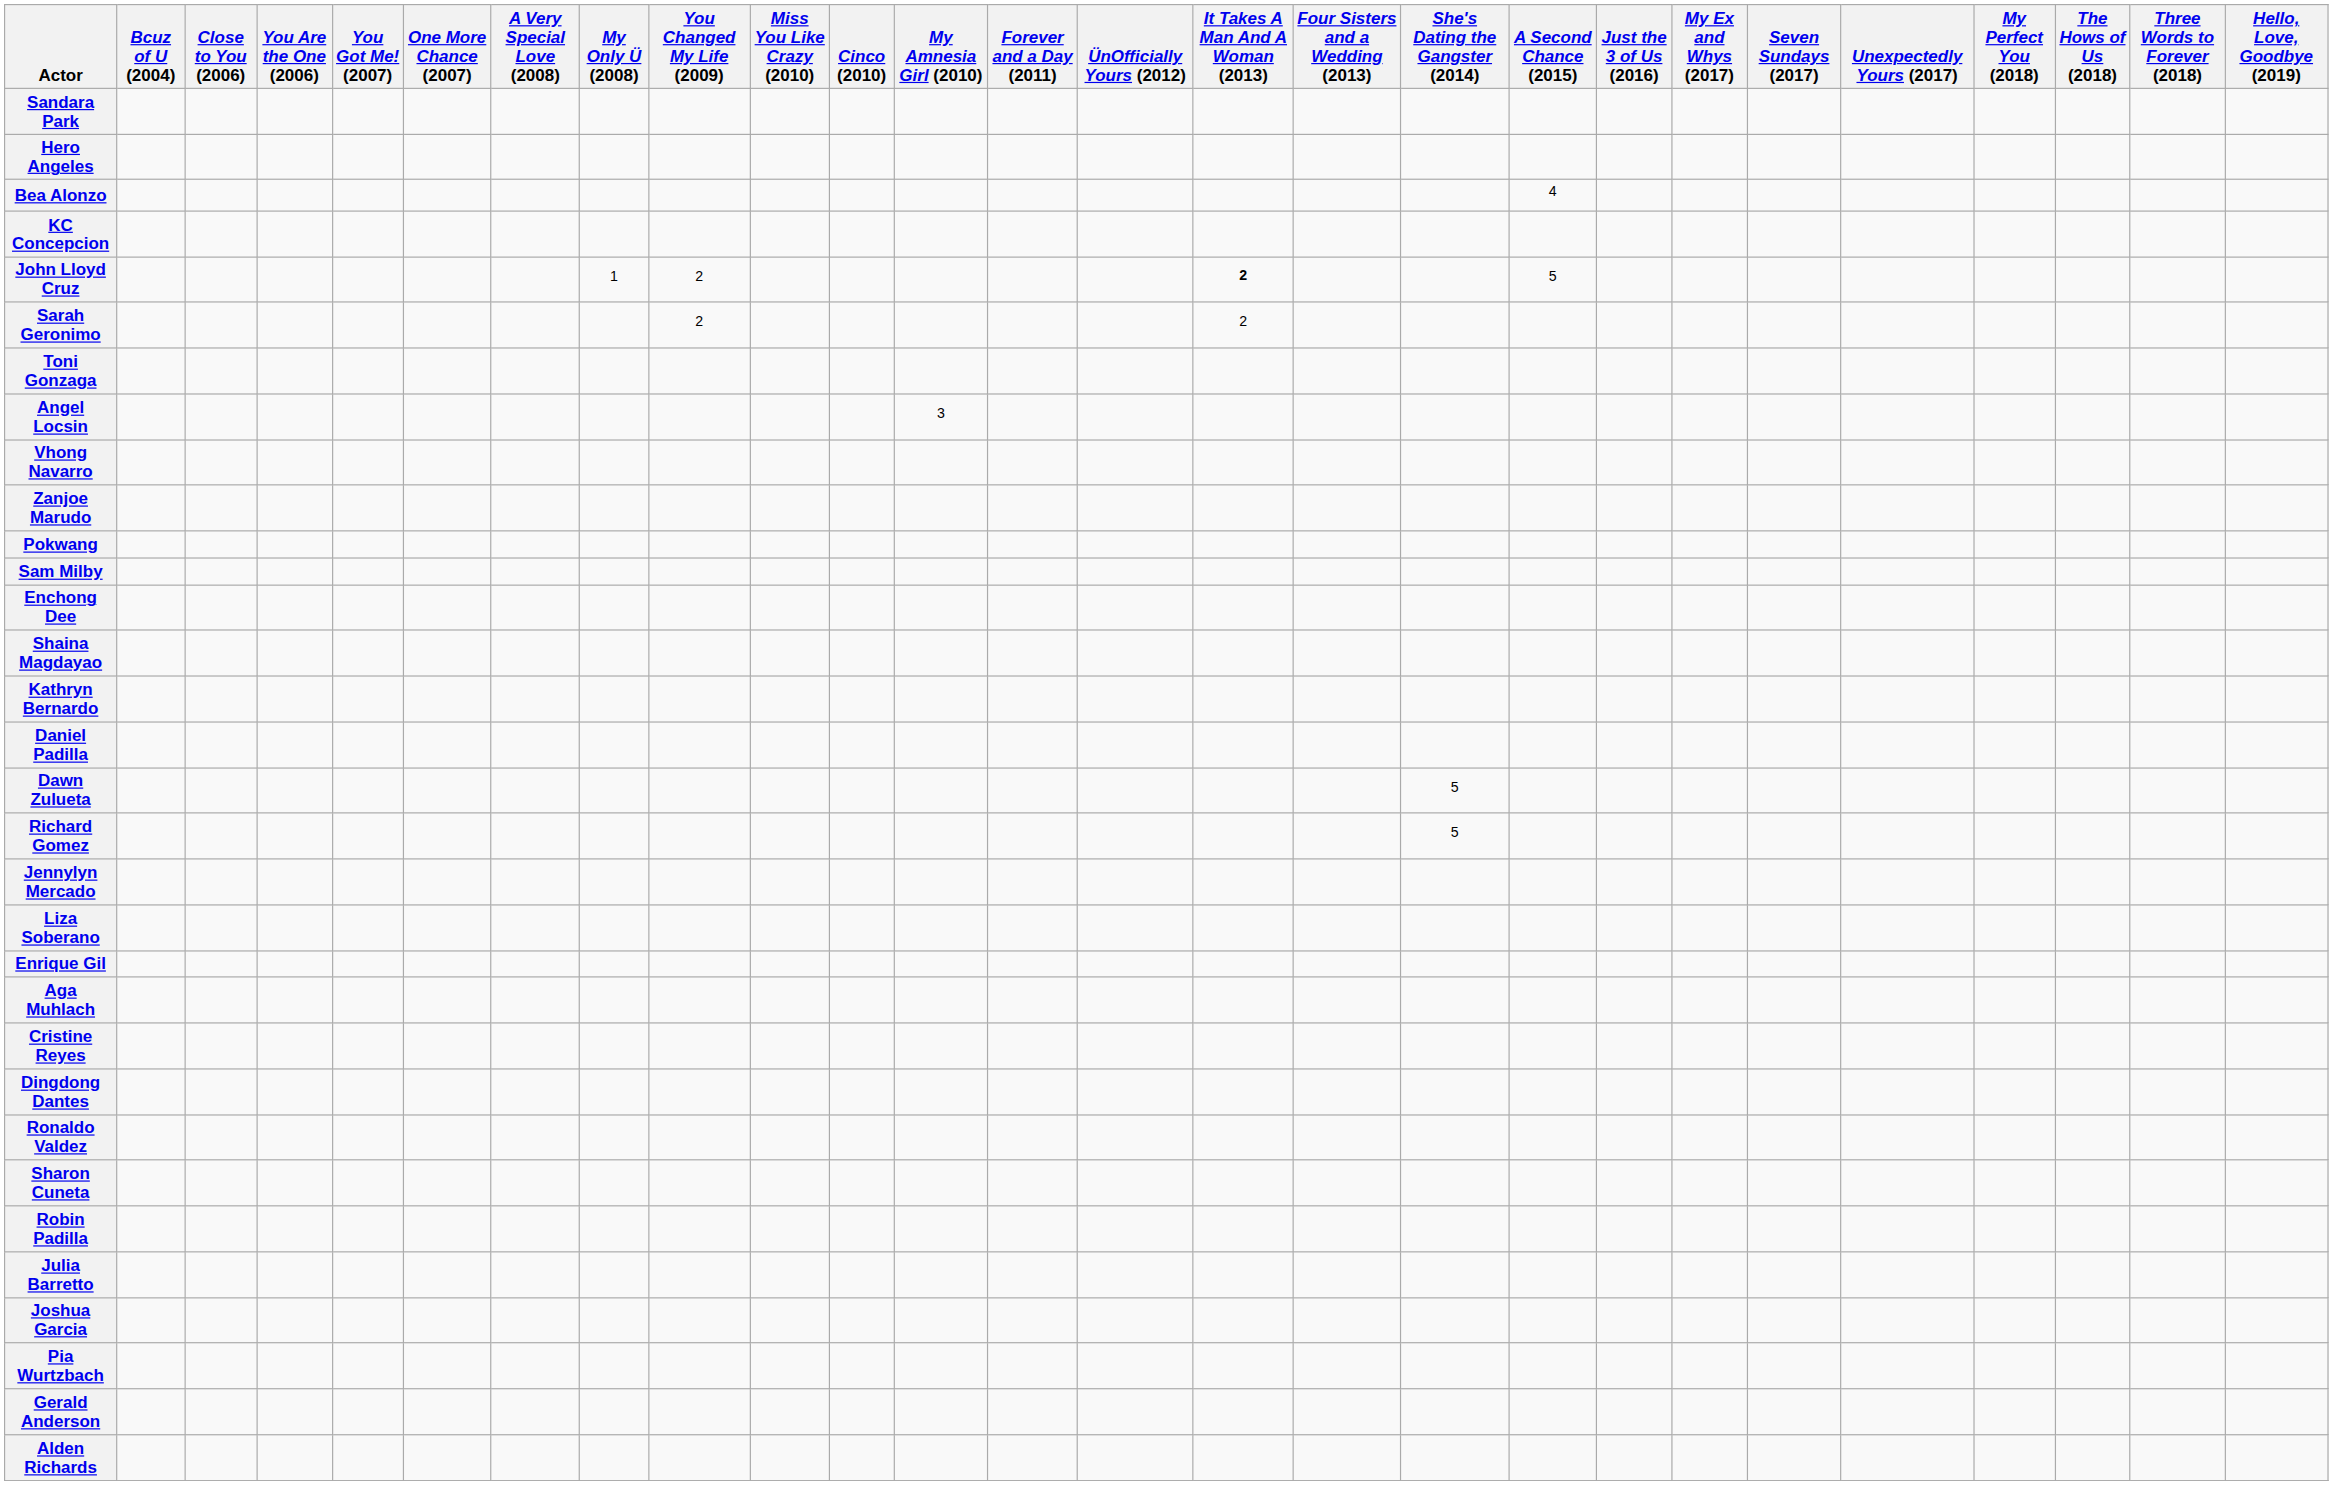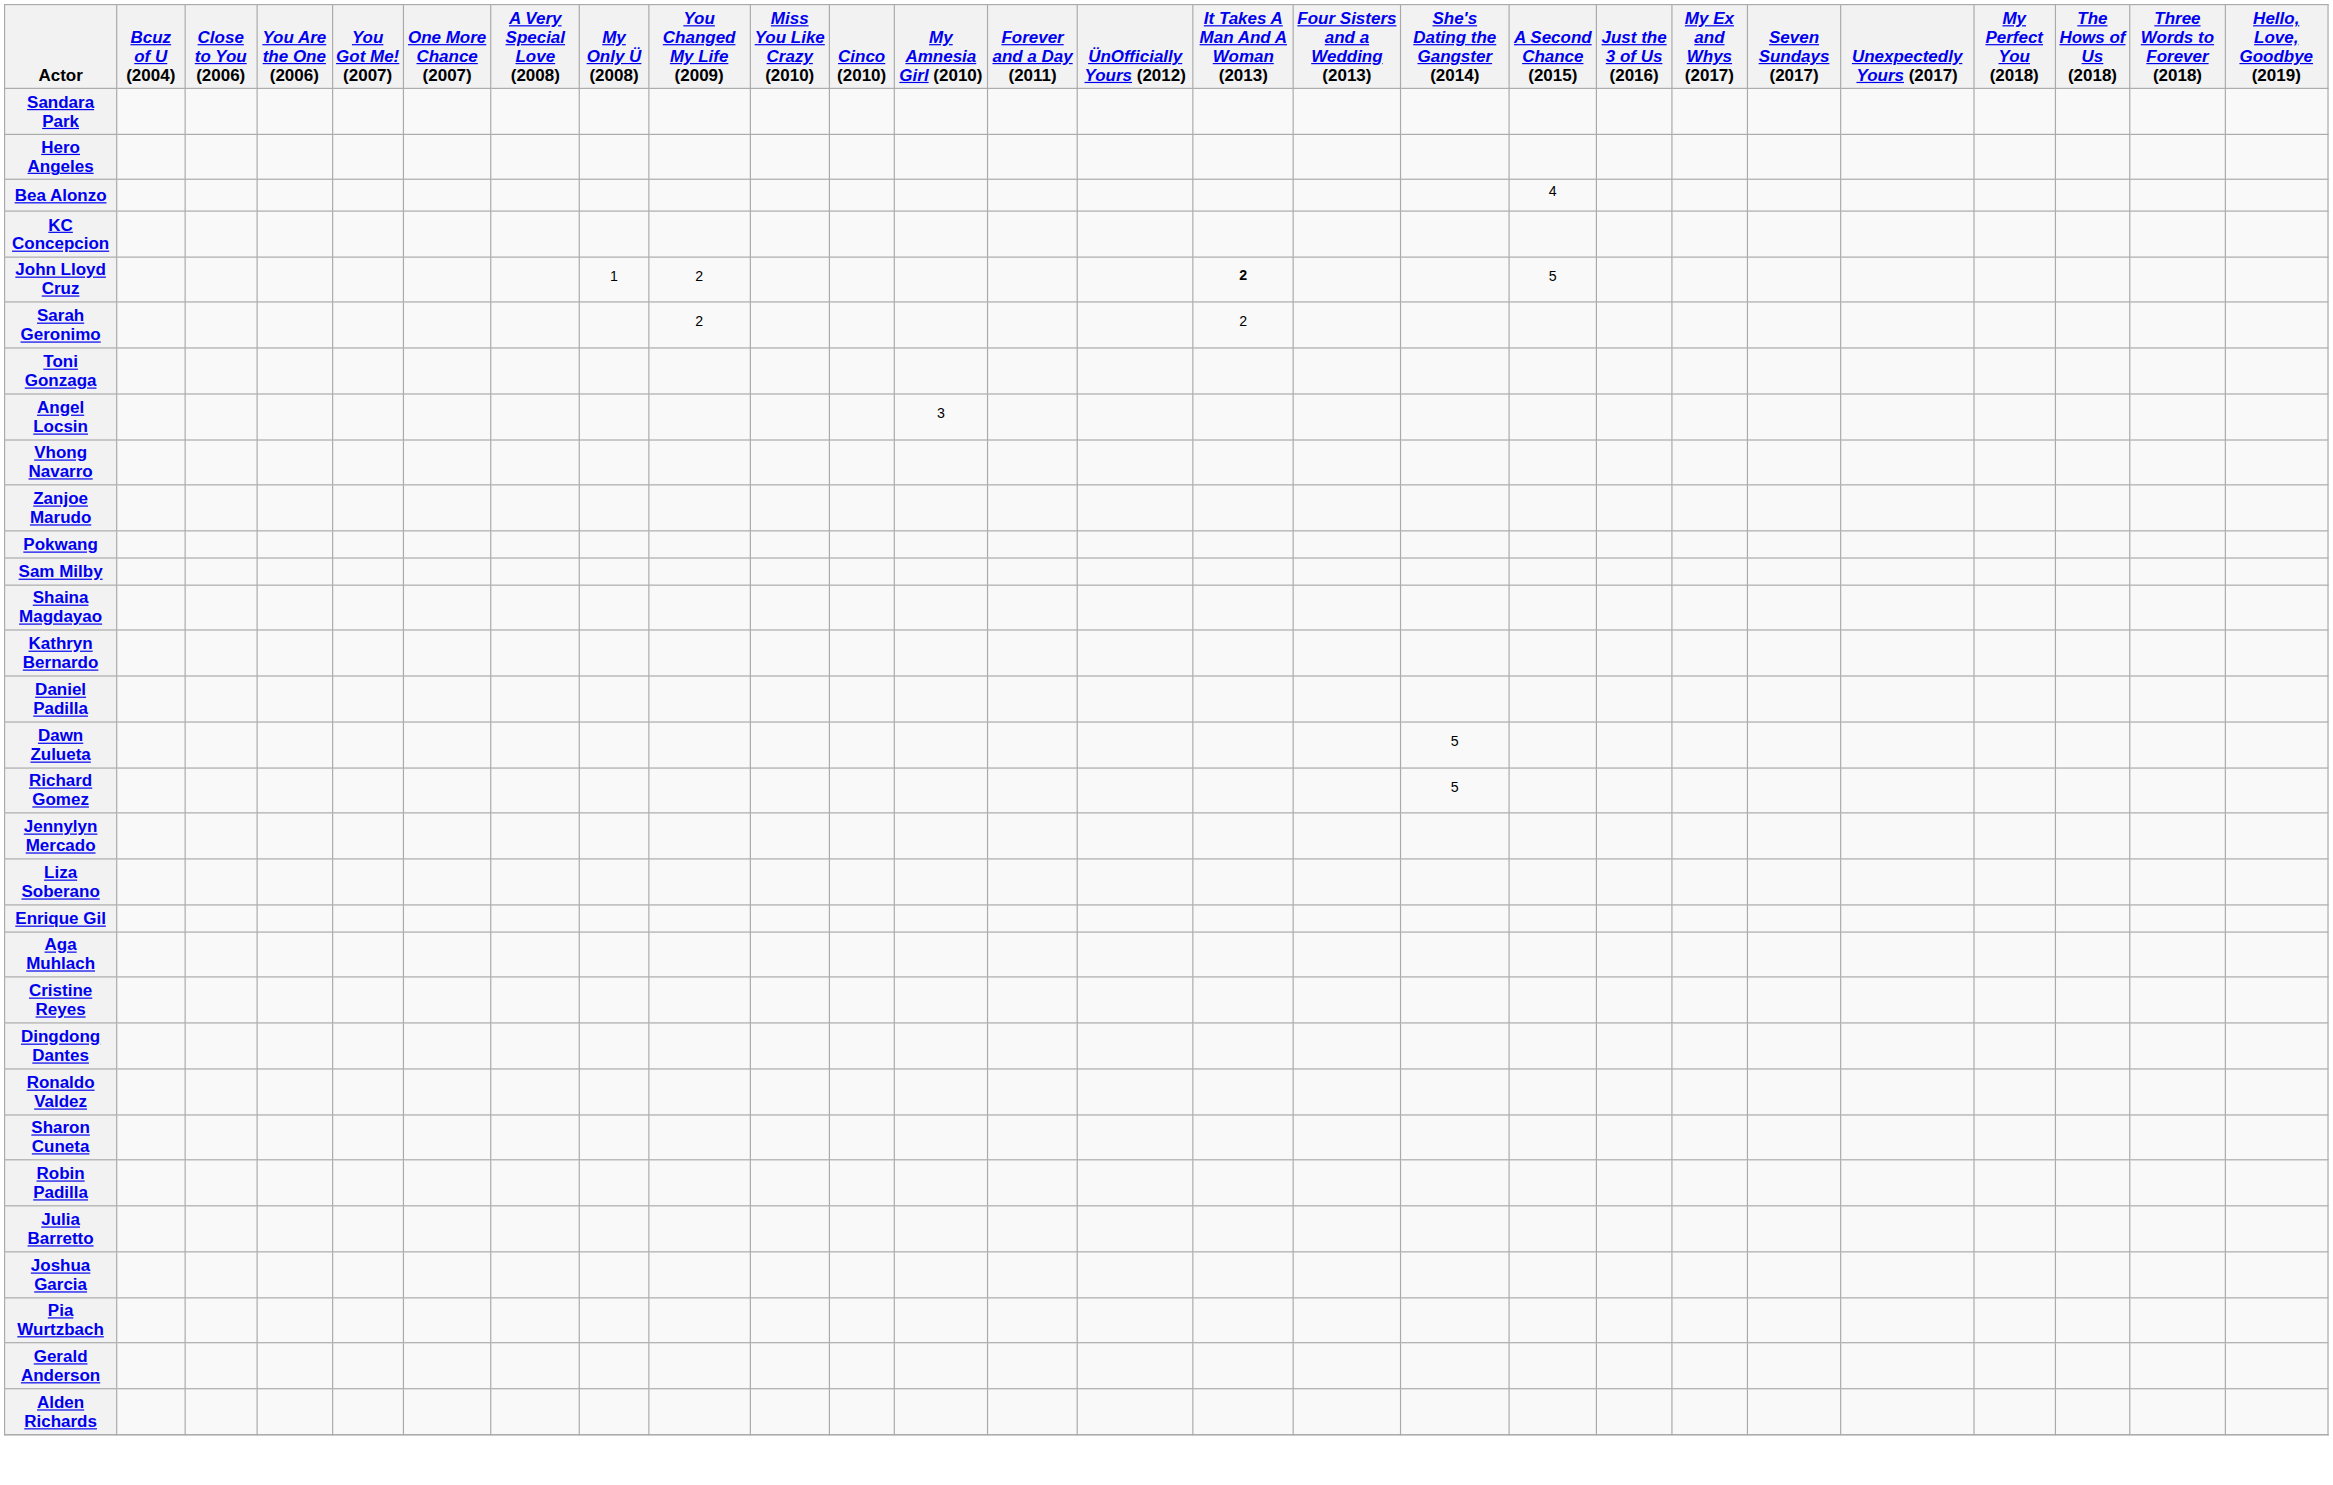- row: (61, 608)
